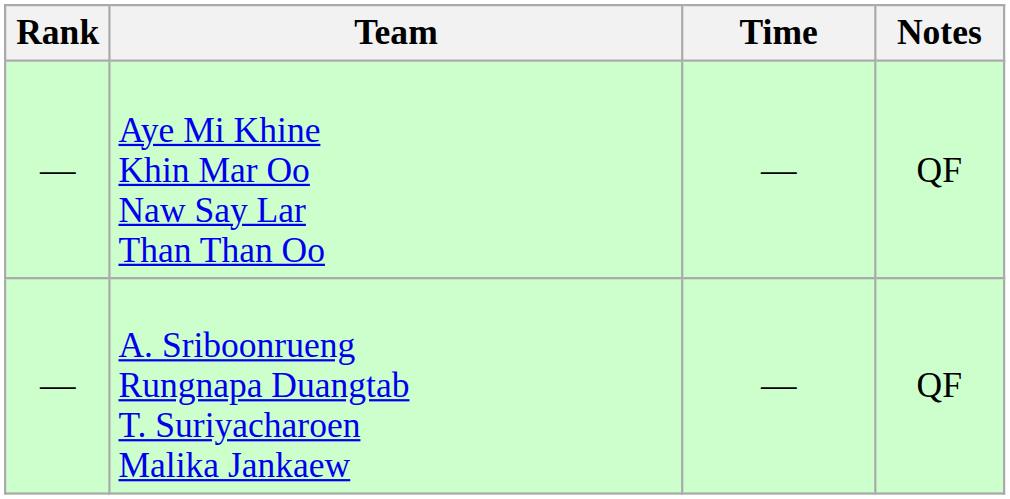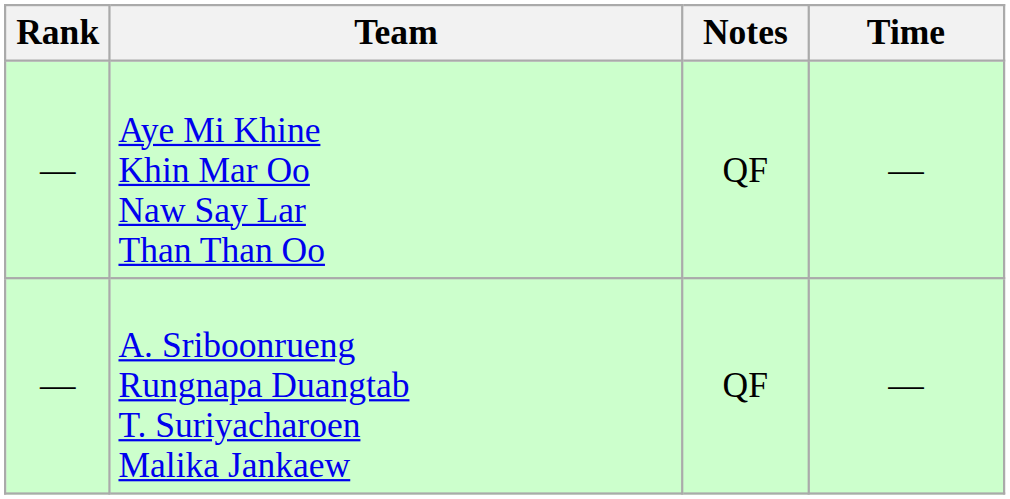columns swapped: (779, 32) <-> (939, 32)
